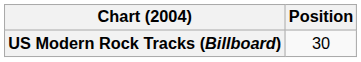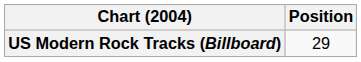(321, 43) 30 -> (321, 43) 29
